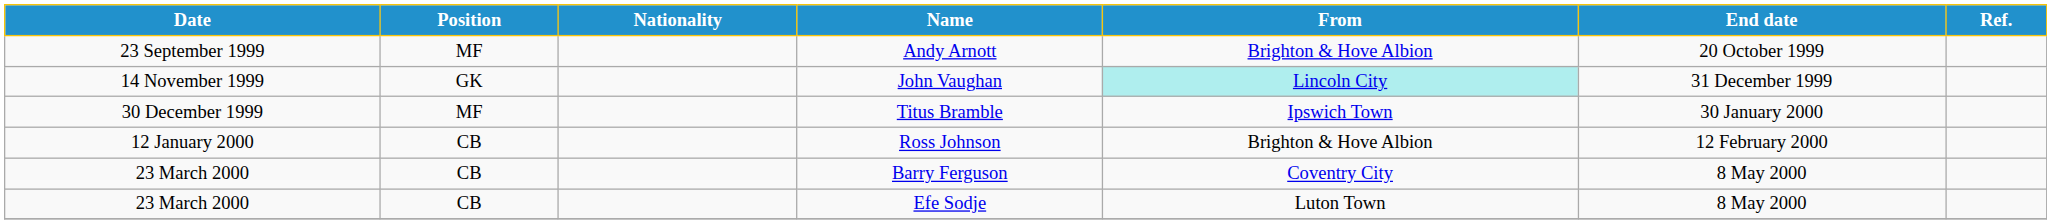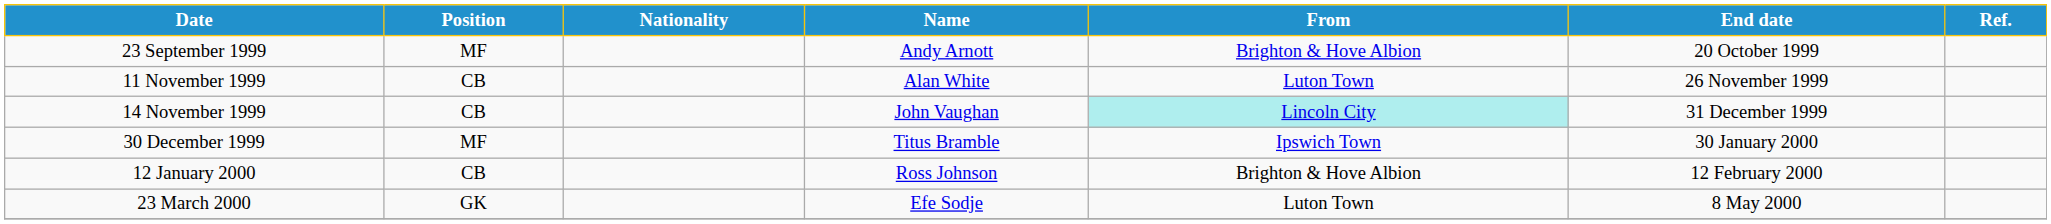+ row: (947, 81)
(469, 81) GK -> (473, 112) CB
- row: (950, 173)
(469, 204) CB -> (473, 204) GK
